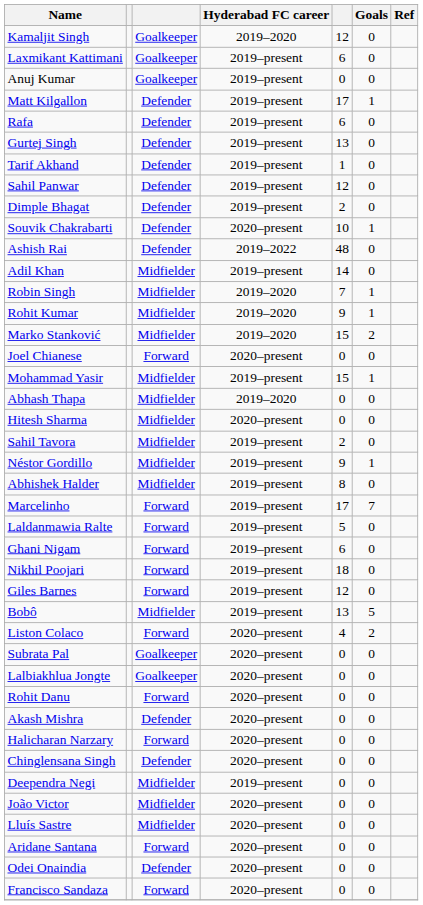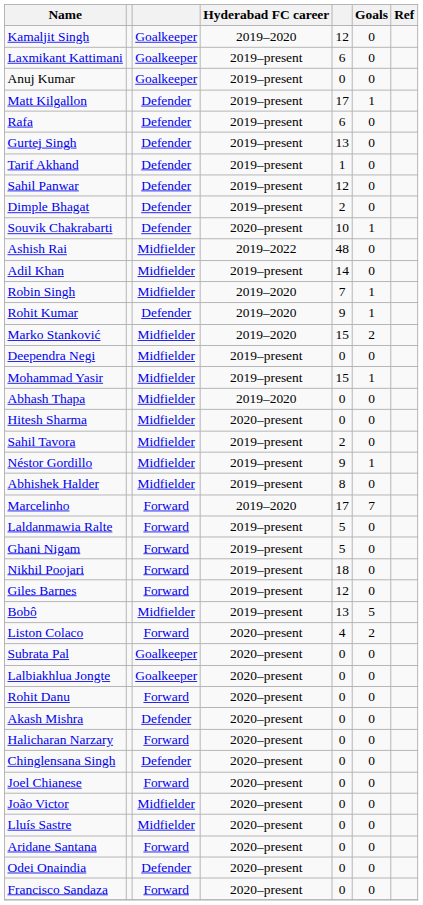(166, 249) Defender -> (166, 249) Midfielder
(166, 313) Midfielder -> (166, 313) Defender
rows swapped: (51, 782) <-> (45, 356)
(266, 505) 2019–present -> (266, 505) 2019–2020
(342, 548) 6 -> (342, 548) 5
